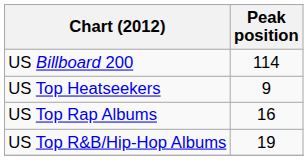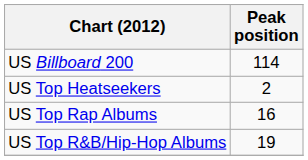(266, 89) 9 -> (266, 89) 2
